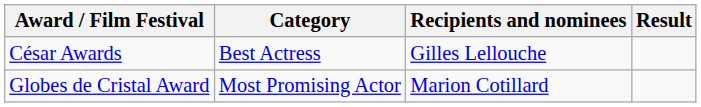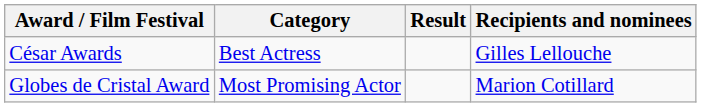columns swapped: (518, 20) <-> (664, 20)
